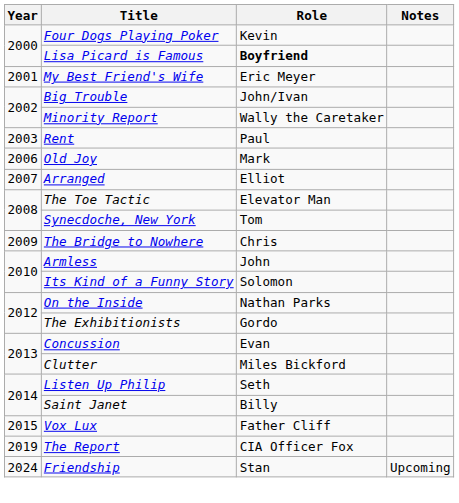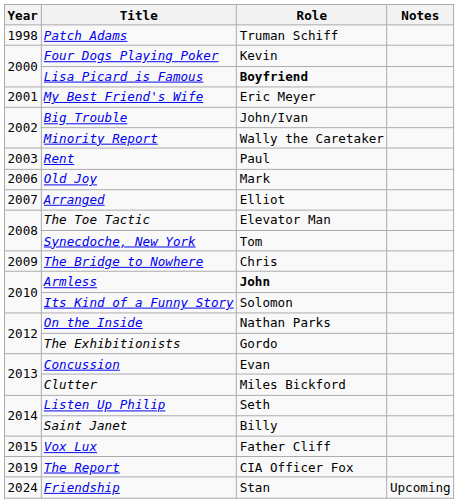+ row: (86, 35)
(255, 261) normal -> (255, 282) bold
